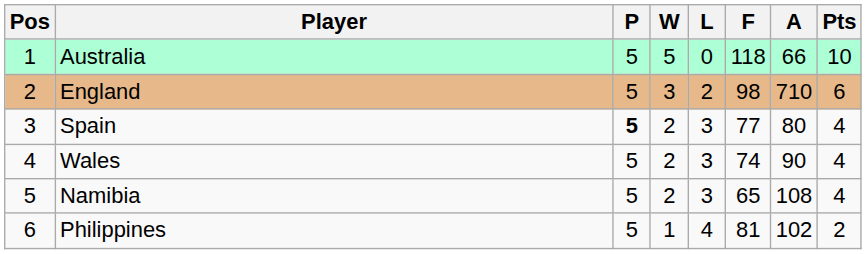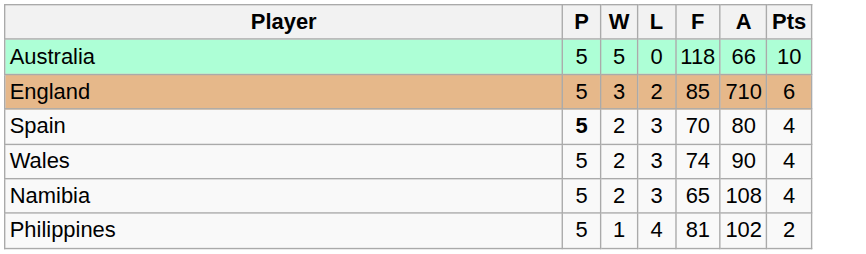- column: (30, 21)
(748, 91) 98 -> (698, 91) 85
(748, 126) 77 -> (698, 126) 70
